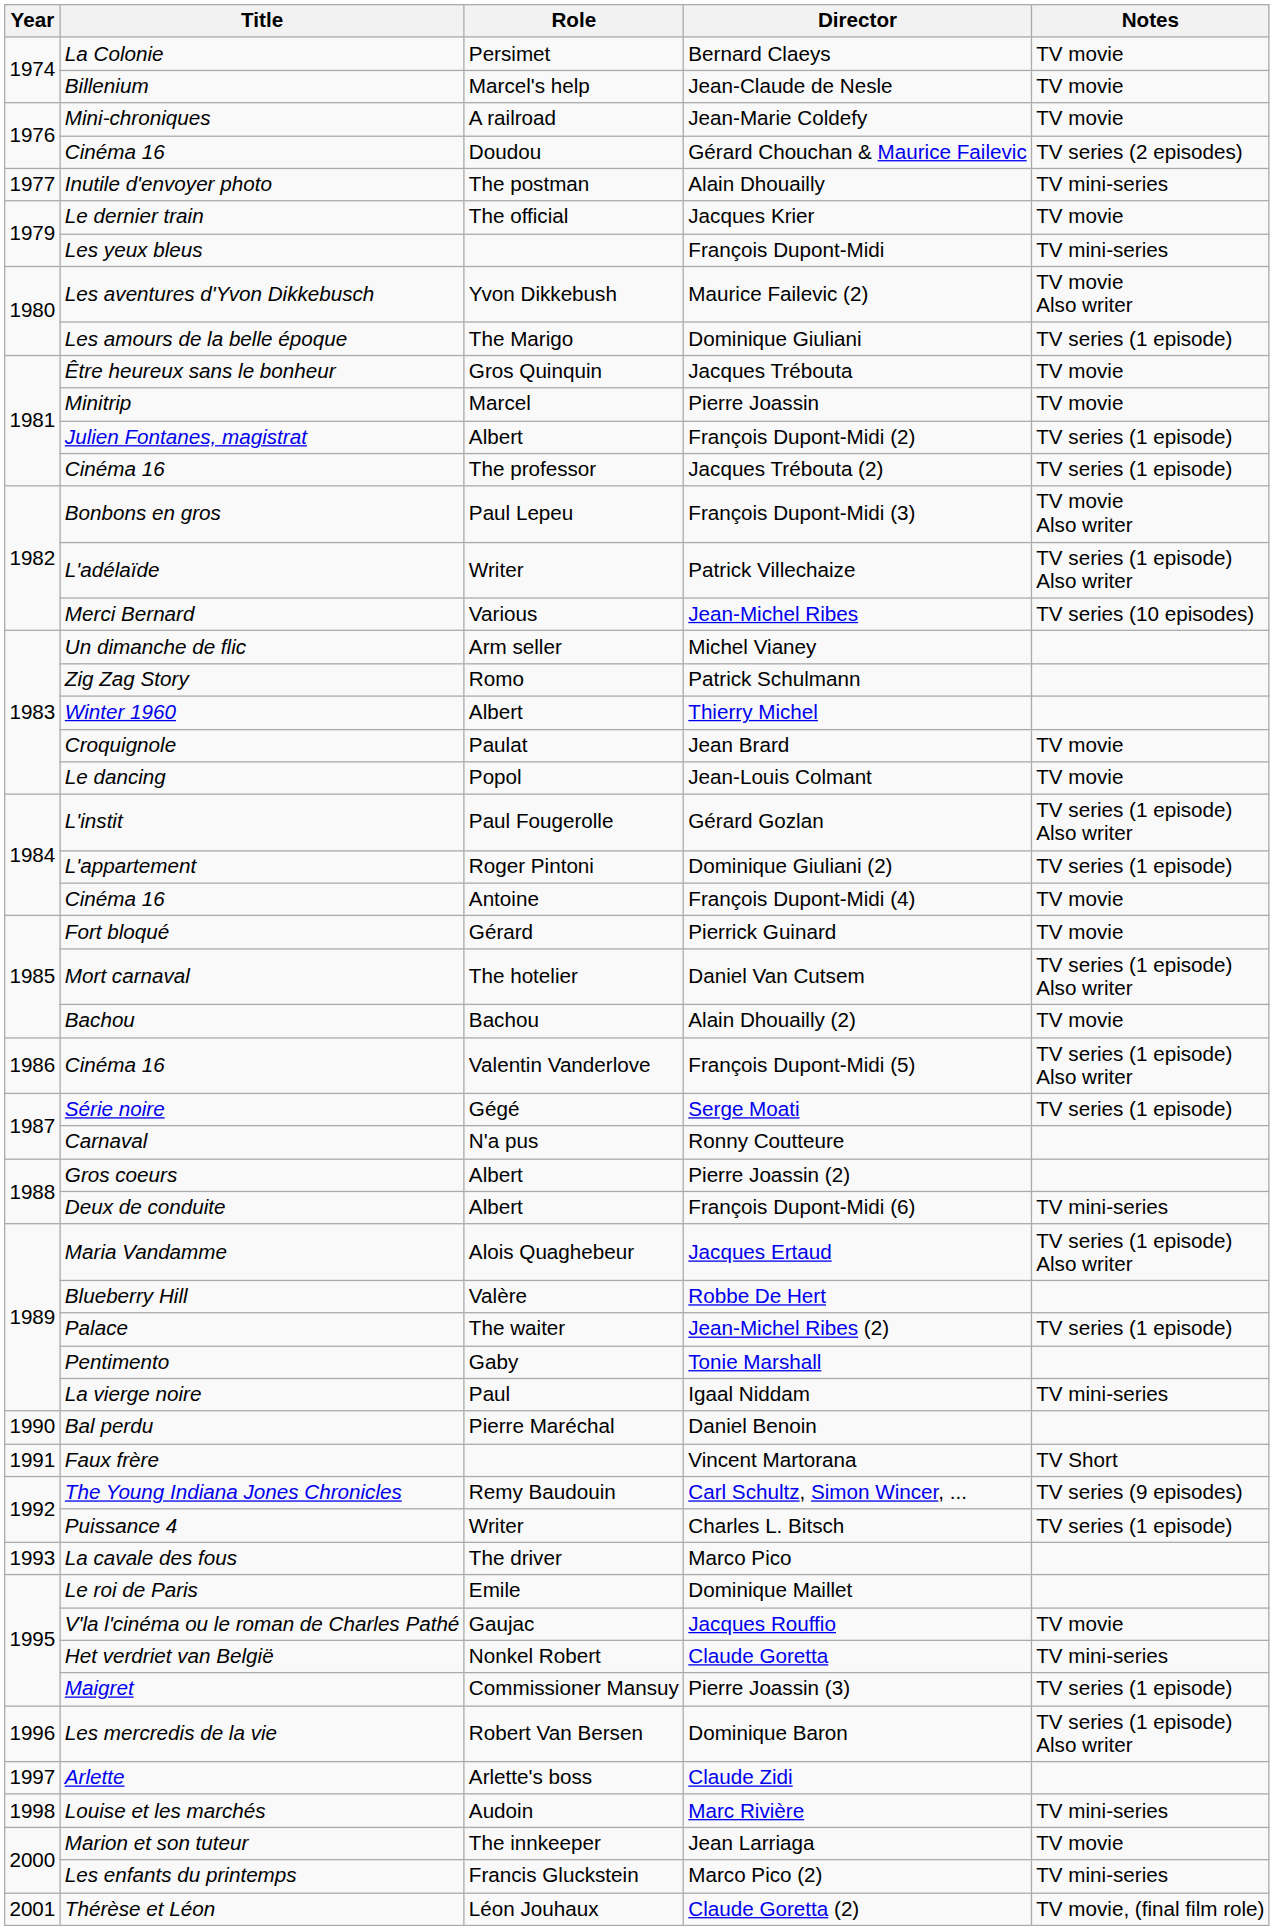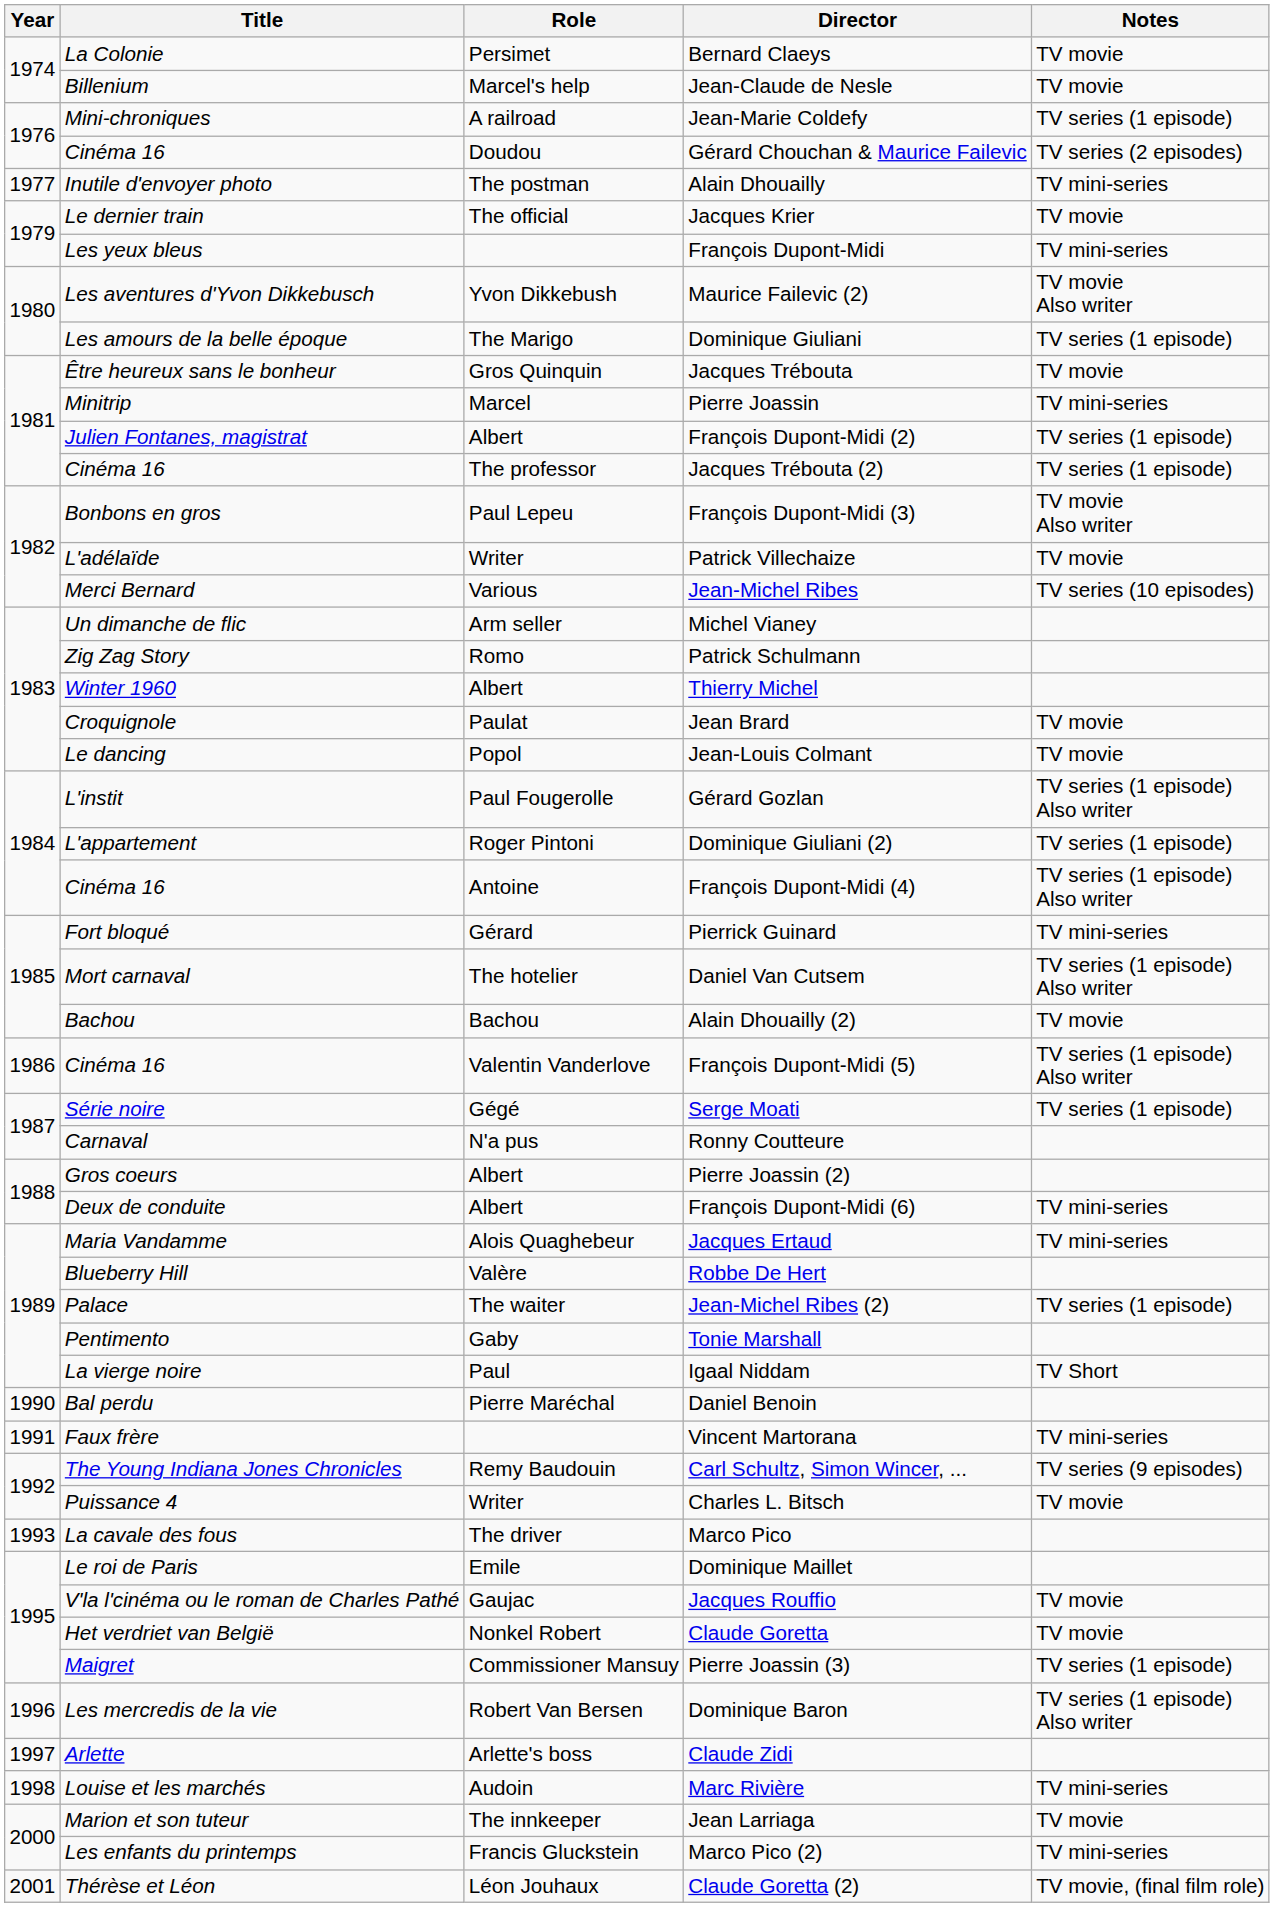(1080, 119) TV movie -> (1134, 119) TV series (1 episode)
(1080, 404) TV movie -> (1102, 404) TV mini-series
(1134, 569) TV series (1 episode) Also writer -> (1080, 558) TV movie
(1080, 899) TV movie -> (1134, 887) TV series (1 episode) Also writer
(1080, 932) TV movie -> (1102, 932) TV mini-series
(1134, 1252) TV series (1 episode) Also writer -> (1102, 1240) TV mini-series
(1102, 1394) TV mini-series -> (1077, 1371) TV Short
(1077, 1460) TV Short -> (1102, 1436) TV mini-series
(1134, 1525) TV series (1 episode) -> (1080, 1502) TV movie
(1102, 1656) TV mini-series -> (1080, 1633) TV movie
